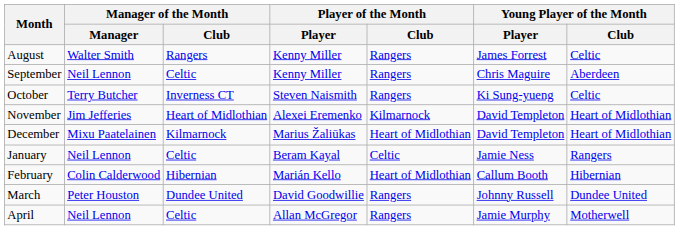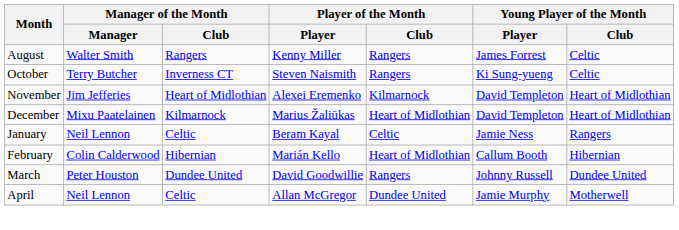- row: (34, 74)
(390, 214) Rangers -> (407, 194) Dundee United
